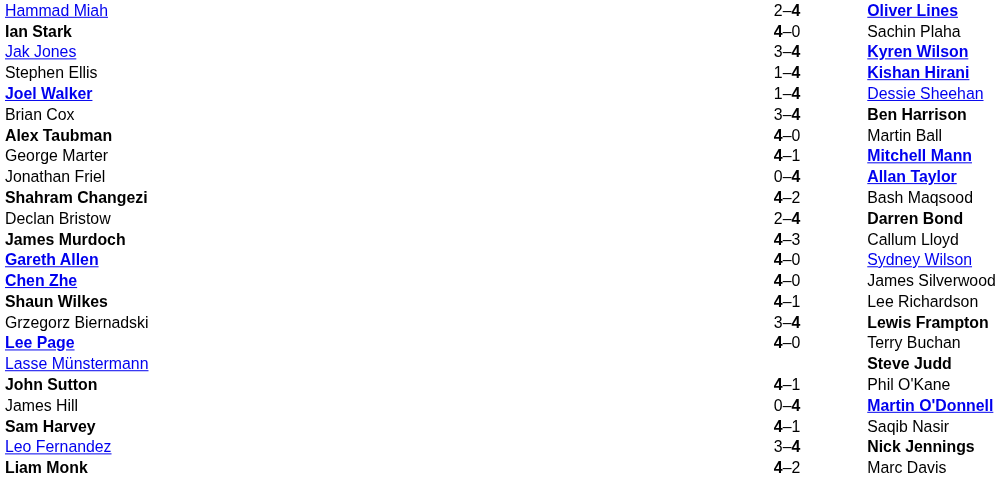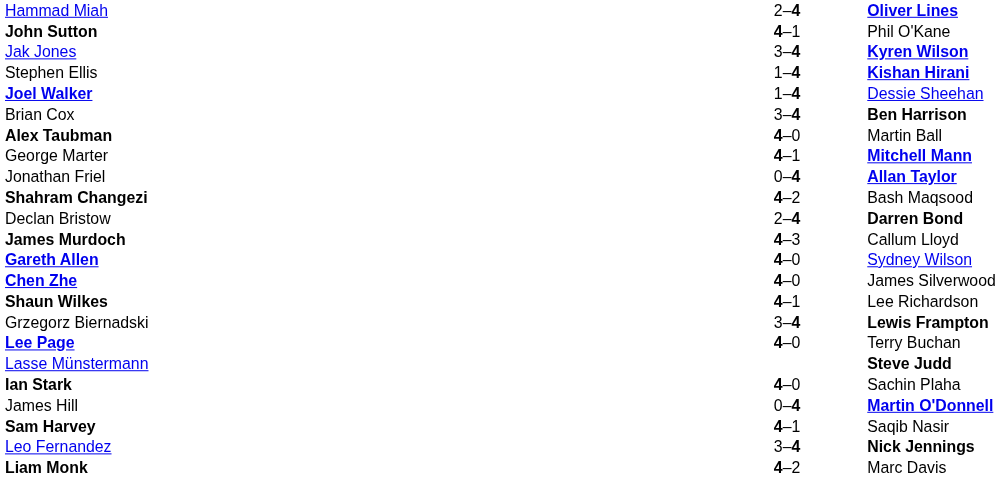rows swapped: (38, 31) <-> (51, 385)
